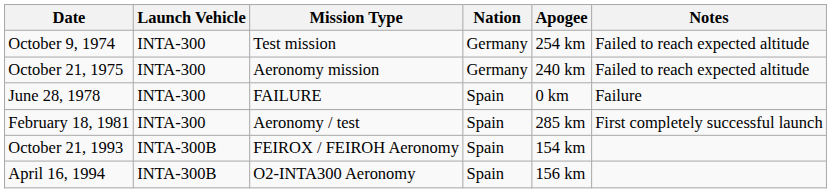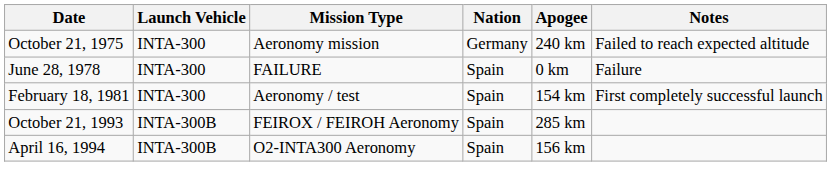- row: (62, 43)
(560, 122) 285 km -> (560, 95) 154 km
(560, 148) 154 km -> (560, 122) 285 km
